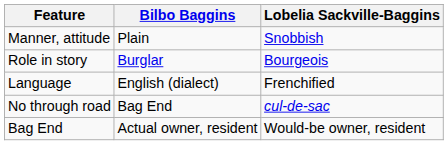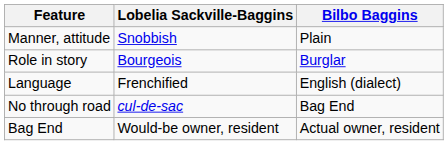columns swapped: (187, 15) <-> (352, 15)
